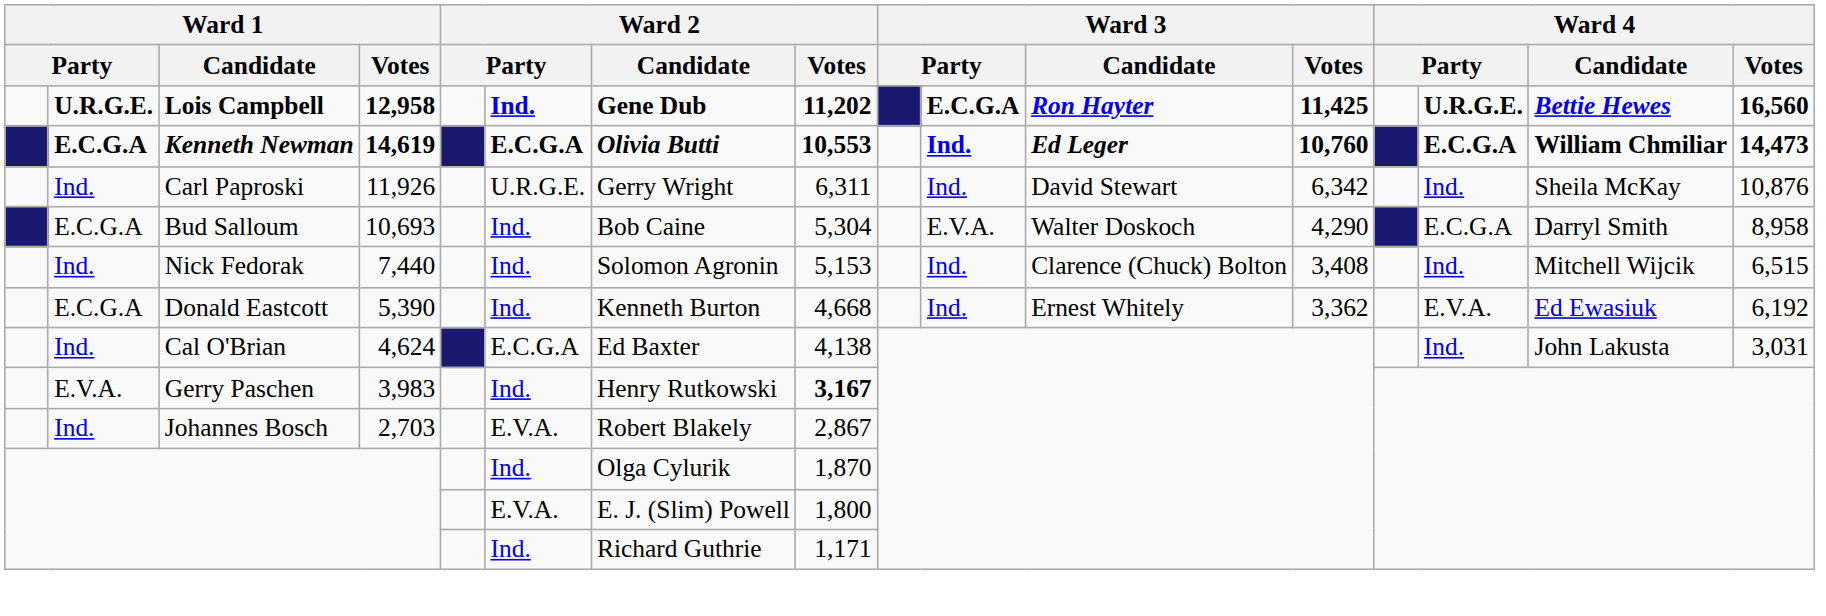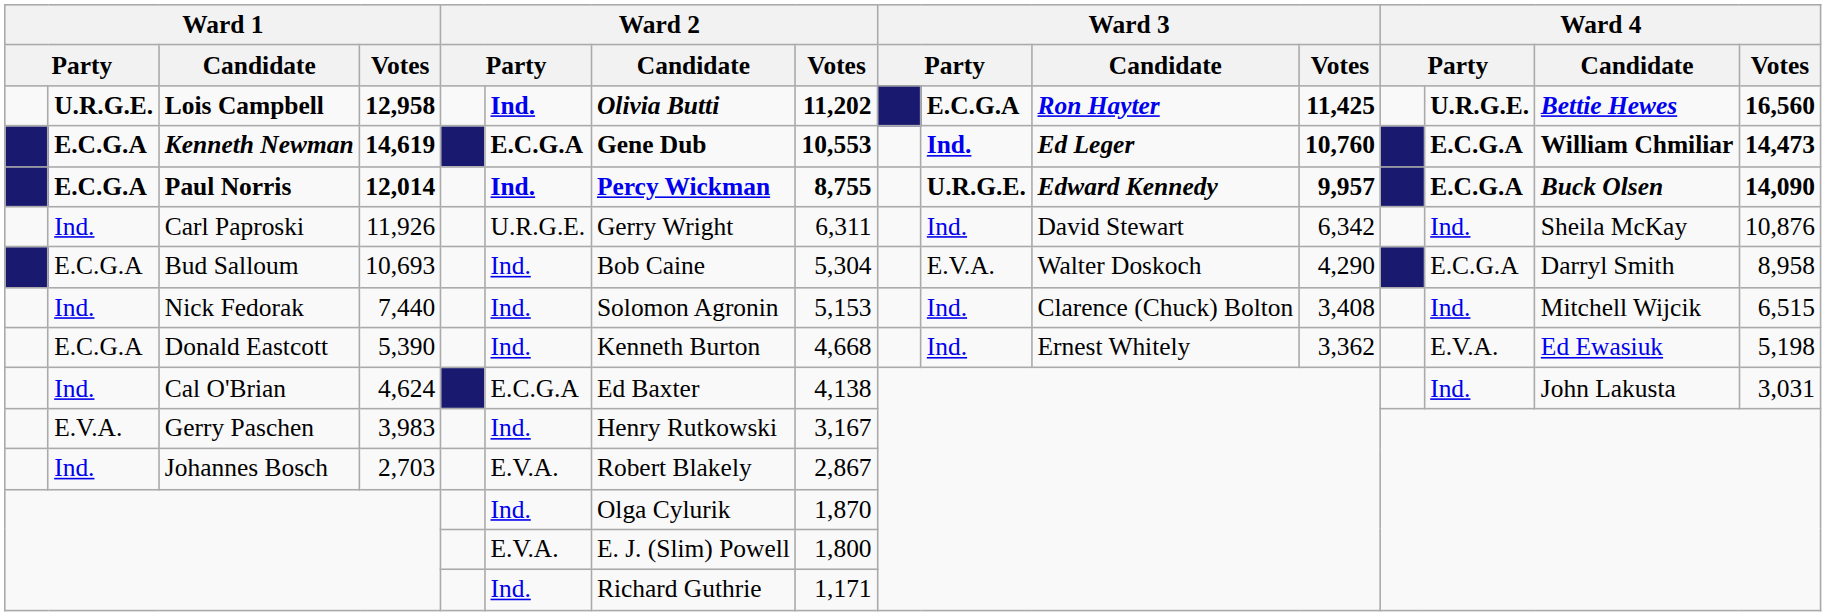(652, 105) Gene Dub -> (658, 105) Olivia Butti
(658, 145) Olivia Butti -> (652, 145) Gene Dub
+ row: (228, 186)
(1780, 307) 6,192 -> (1786, 347) 5,198
(843, 387) bold -> (843, 428) normal
